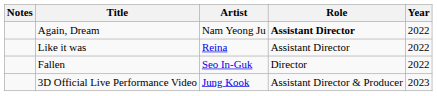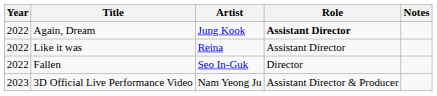columns swapped: (419, 13) <-> (20, 13)
(234, 30) Nam Yeong Ju -> (221, 30) Jung Kook
(226, 82) Jung Kook -> (230, 82) Nam Yeong Ju
